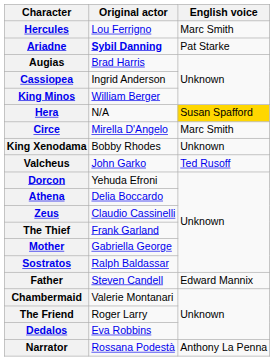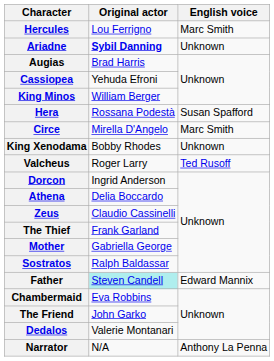(205, 46) Pat Starke -> (202, 46) Unknown
(128, 79) Ingrid Anderson -> (124, 79) Yehuda Efroni
(100, 113) N/A -> (133, 113) Rossana Podestà
(217, 113) gold background -> (217, 113) no background
(119, 163) John Garko -> (119, 163) Roger Larry
(124, 180) Yehuda Efroni -> (128, 180) Ingrid Anderson
(127, 280) no background -> (127, 280) paleturquoise background
(132, 297) Valerie Montanari -> (121, 297) Eva Robbins
(119, 314) Roger Larry -> (119, 314) John Garko
(121, 331) Eva Robbins -> (132, 331) Valerie Montanari
(133, 347) Rossana Podestà -> (100, 347) N/A
